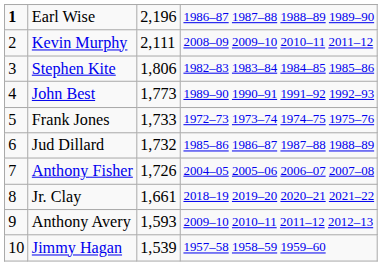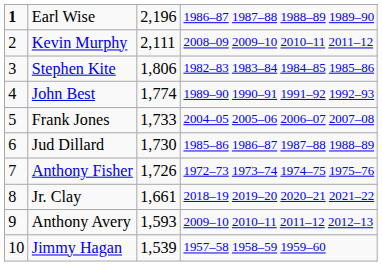(158, 94) 1,773 -> (158, 94) 1,774
(279, 119) 1972–73 1973–74 1974–75 1975–76 -> (279, 119) 2004–05 2005–06 2006–07 2007–08
(158, 145) 1,732 -> (158, 145) 1,730
(279, 171) 2004–05 2005–06 2006–07 2007–08 -> (279, 171) 1972–73 1973–74 1974–75 1975–76
